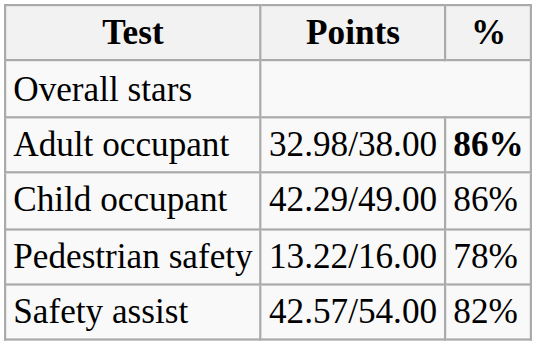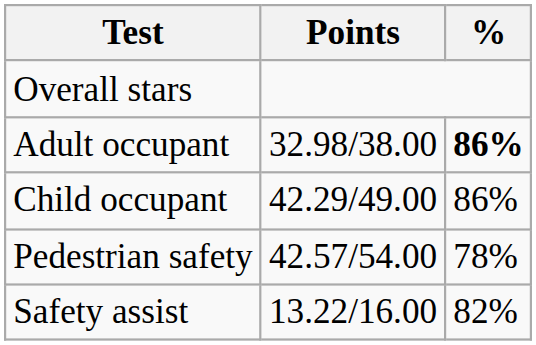(353, 255) 13.22/16.00 -> (353, 255) 42.57/54.00
(353, 311) 42.57/54.00 -> (353, 311) 13.22/16.00
